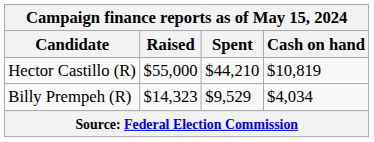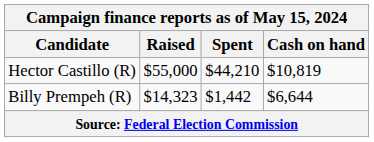(228, 96) $9,529 -> (228, 96) $1,442
(290, 96) $4,034 -> (290, 96) $6,644
